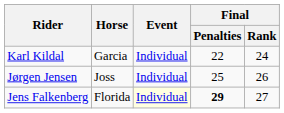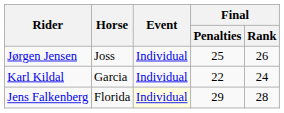rows swapped: (42, 77) <-> (36, 56)
(217, 97) bold -> (217, 97) normal
(262, 97) 27 -> (262, 97) 28
